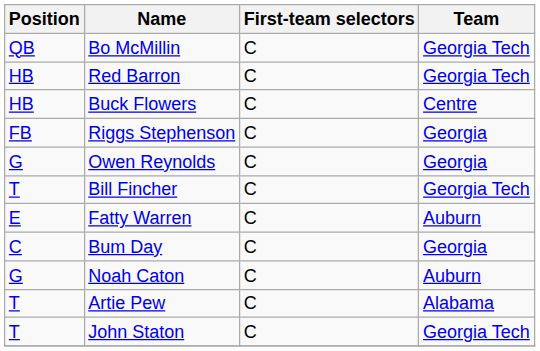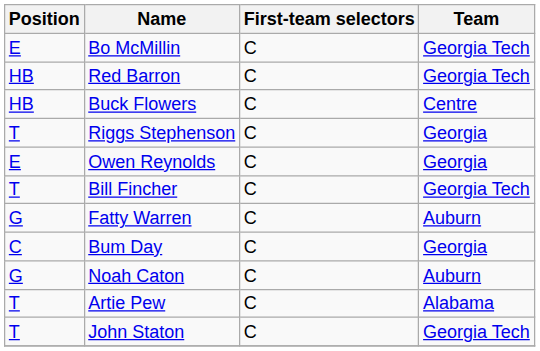(22, 48) QB -> (15, 48) E
(20, 133) FB -> (14, 133) T
(16, 161) G -> (15, 161) E
(15, 218) E -> (16, 218) G
